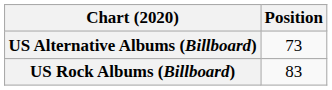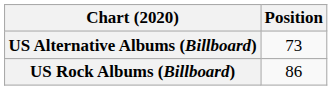(294, 71) 83 -> (294, 71) 86
